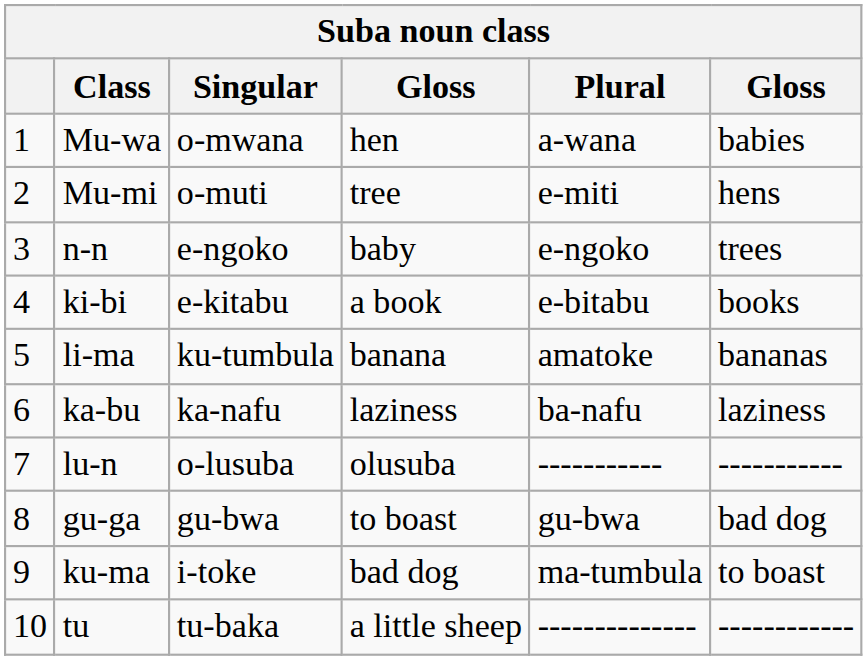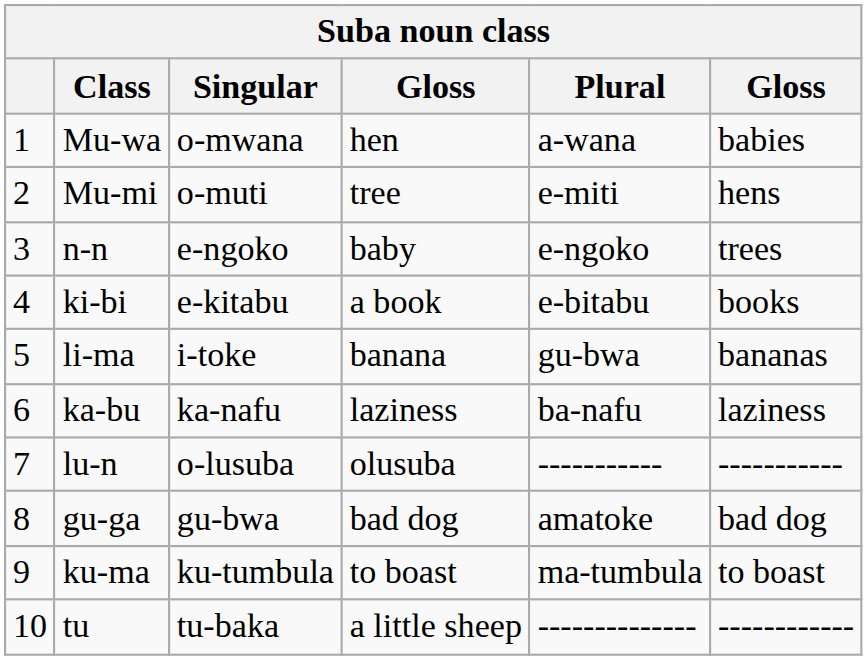(255, 355) ku-tumbula -> (217, 355) i-toke
(595, 355) amatoke -> (589, 355) gu-bwa
(403, 517) to boast -> (404, 517) bad dog
(589, 517) gu-bwa -> (595, 517) amatoke
(217, 572) i-toke -> (255, 572) ku-tumbula
(404, 572) bad dog -> (403, 572) to boast
